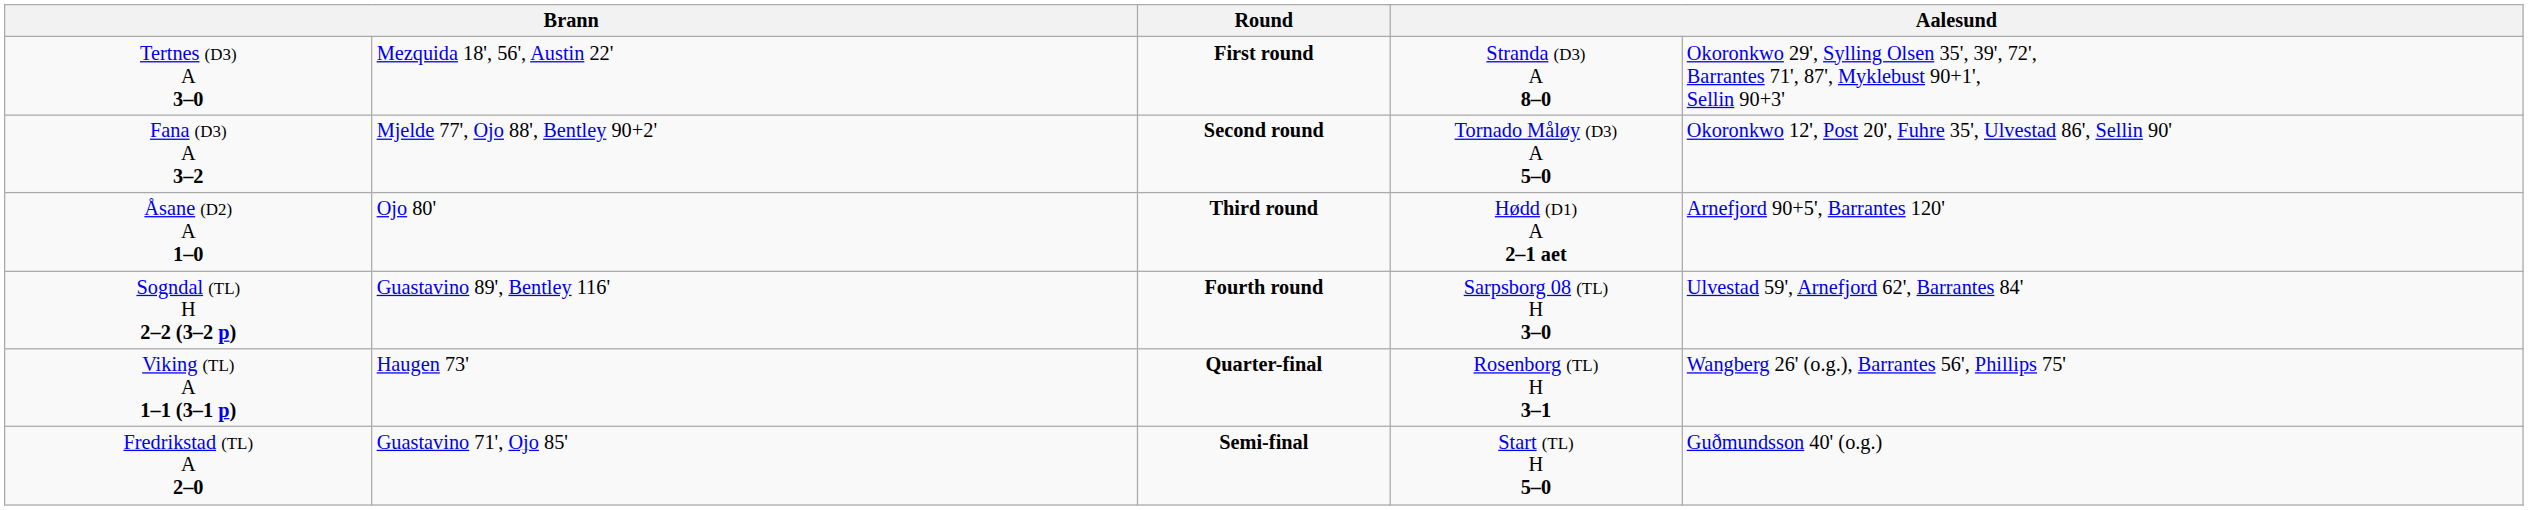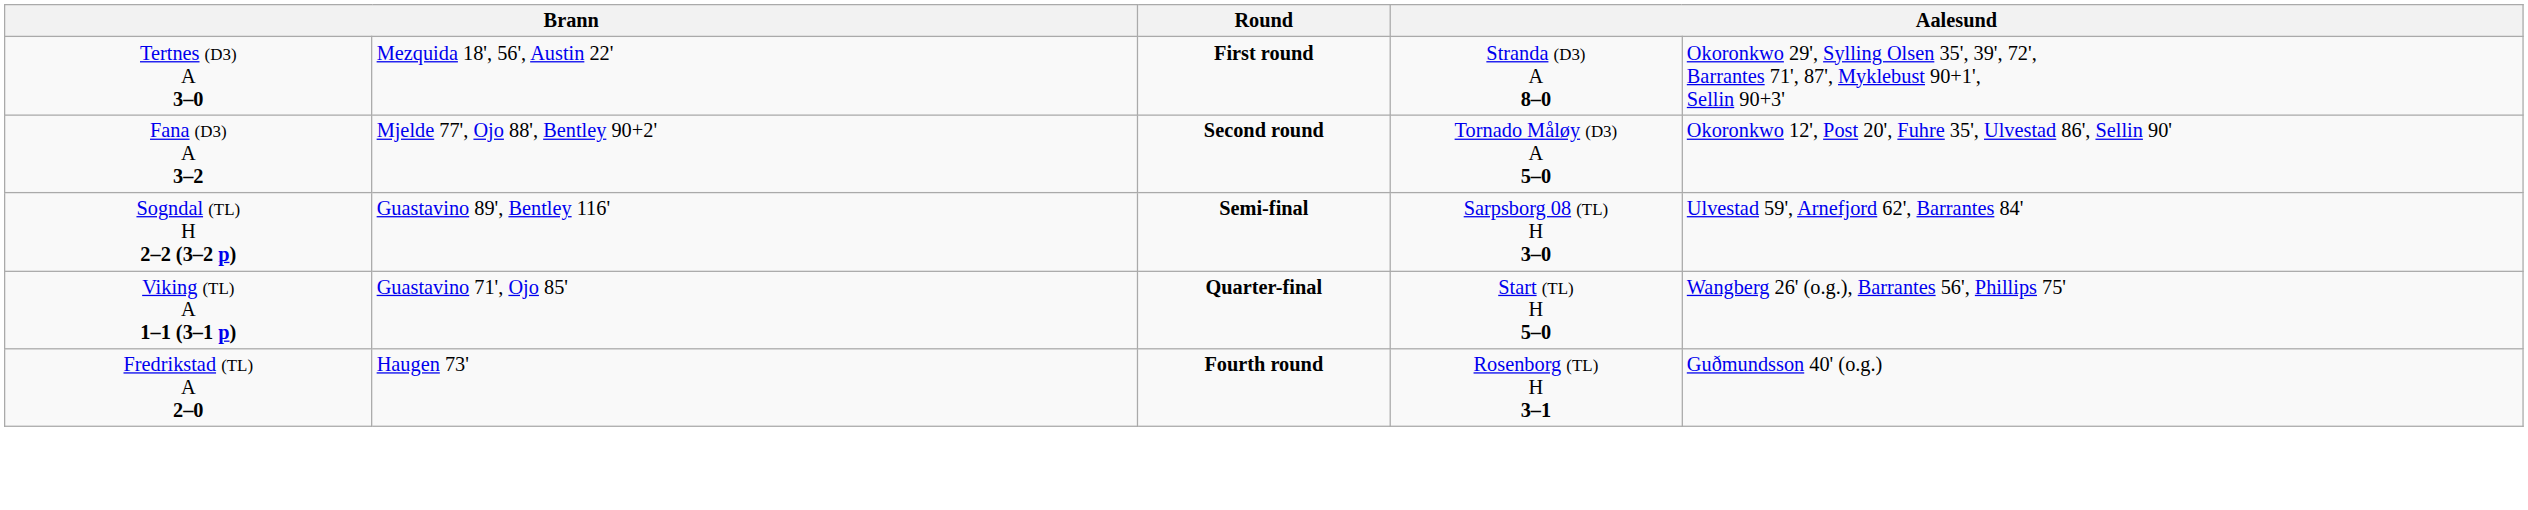- row: (188, 231)
(1264, 286) Fourth round -> (1264, 208) Semi-final
(423, 364) Haugen 73' -> (472, 286) Guastavino 71', Ojo 85'
(1536, 387) Rosenborg (TL) H 3–1 -> (1536, 309) Start (TL) H 5–0
(472, 442) Guastavino 71', Ojo 85' -> (423, 364) Haugen 73'
(1264, 442) Semi-final -> (1264, 364) Fourth round
(1536, 465) Start (TL) H 5–0 -> (1536, 387) Rosenborg (TL) H 3–1
